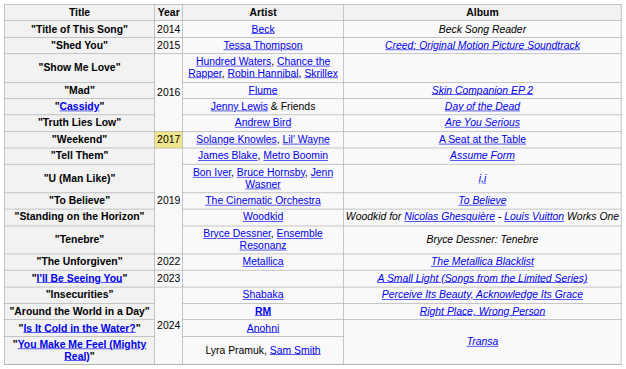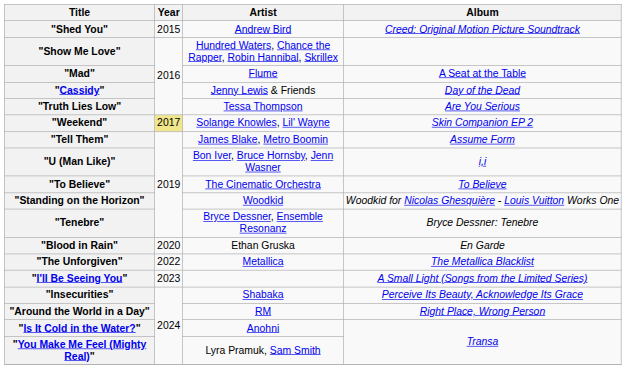- row: (80, 29)
(263, 45) Tessa Thompson -> (263, 29) Andrew Bird
(482, 90) Skin Companion EP 2 -> (482, 73) A Seat at the Table
(263, 123) Andrew Bird -> (263, 106) Tessa Thompson
(482, 139) A Seat at the Table -> (482, 123) Skin Companion EP 2
+ row: (80, 245)
(263, 311) bold -> (263, 311) normal
